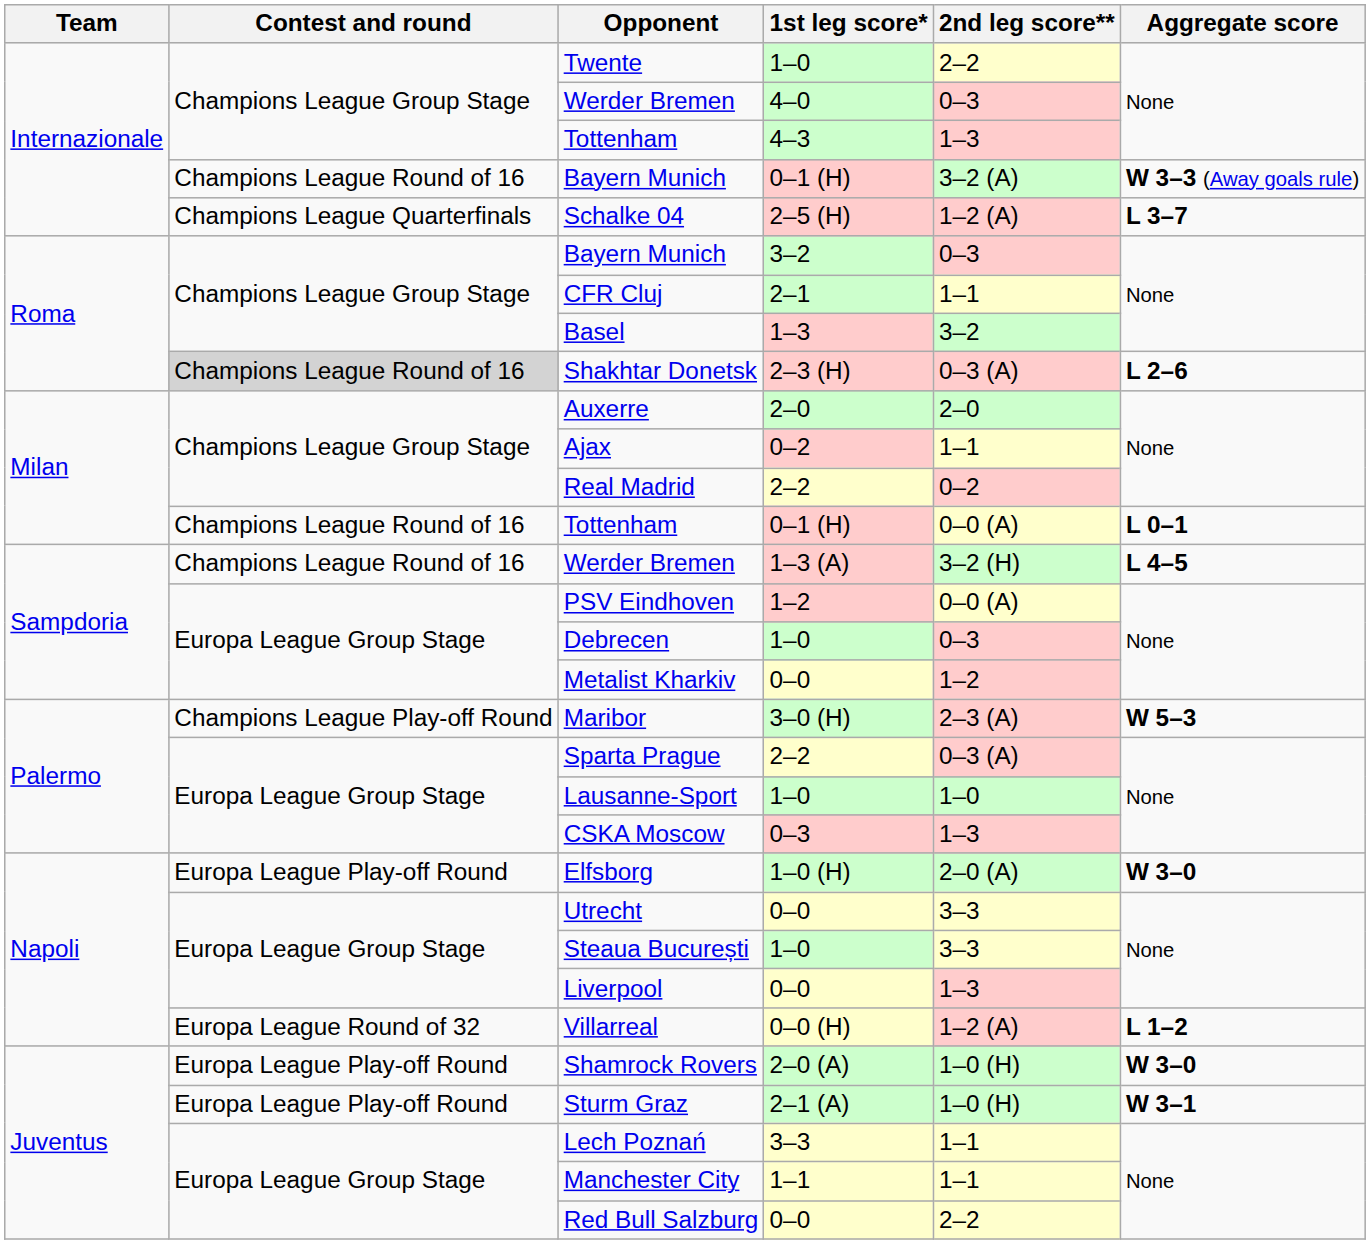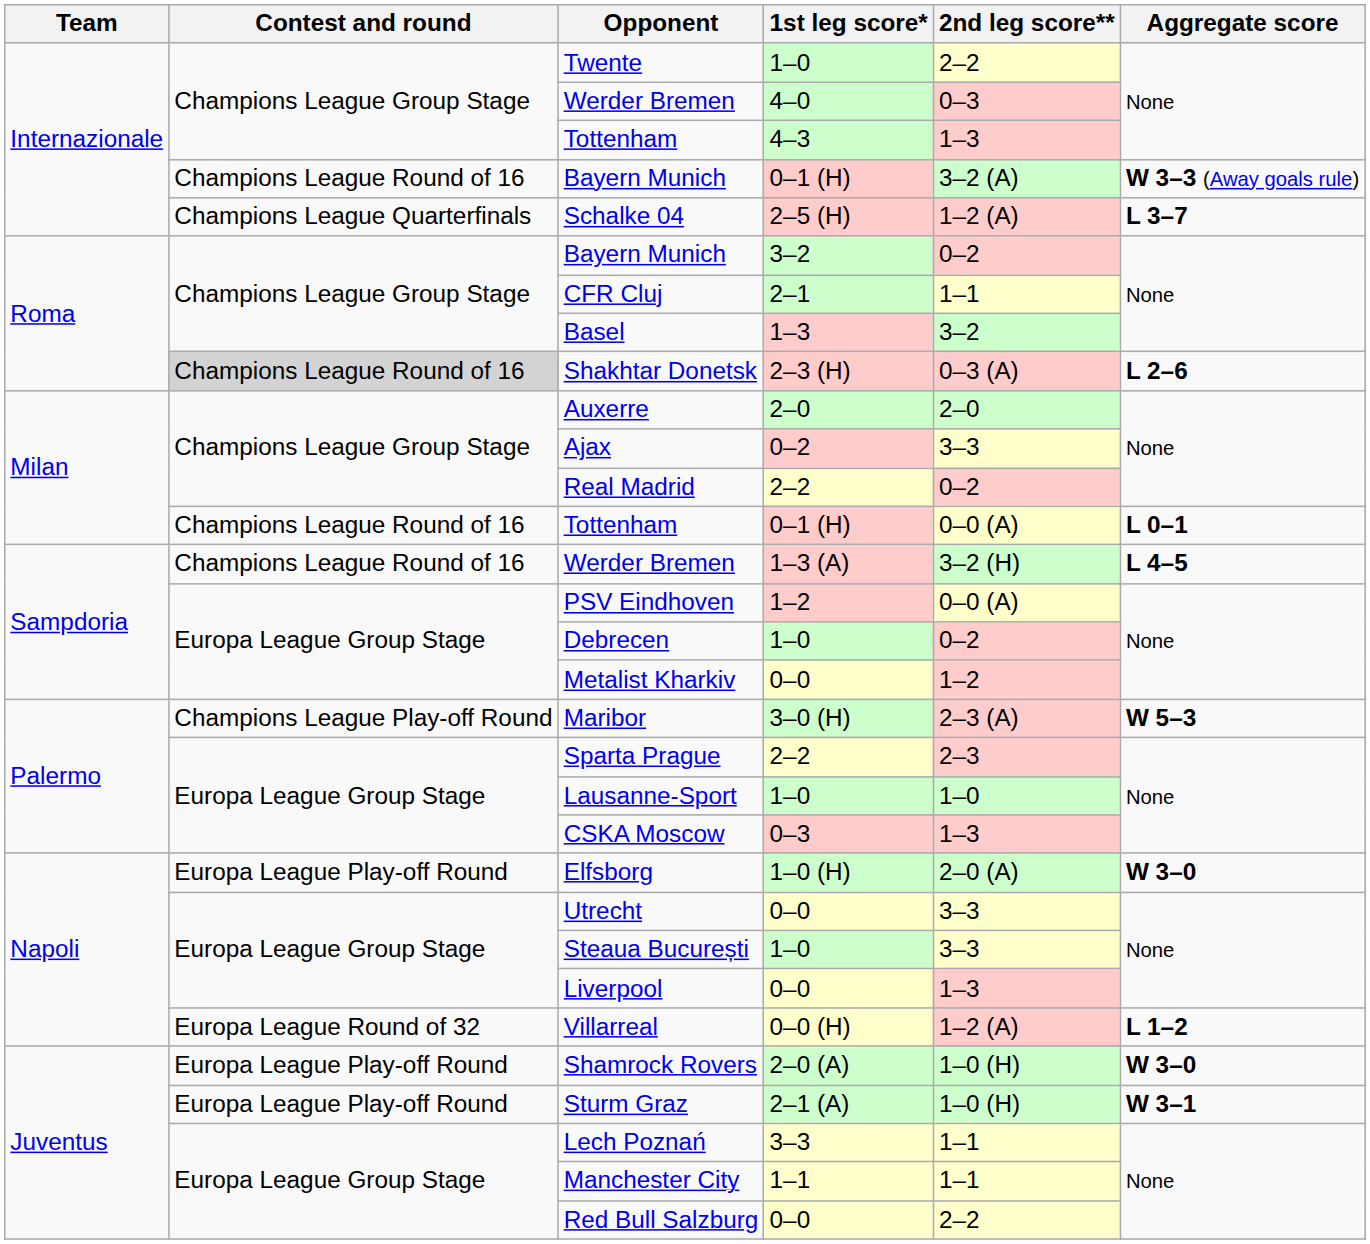(959, 255) 0–3 -> (959, 255) 0–2
(959, 448) 1–1 -> (959, 448) 3–3
(959, 640) 0–3 -> (959, 640) 0–2
(979, 756) 0–3 (A) -> (959, 756) 2–3
